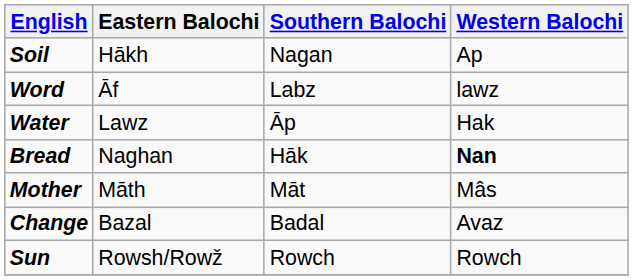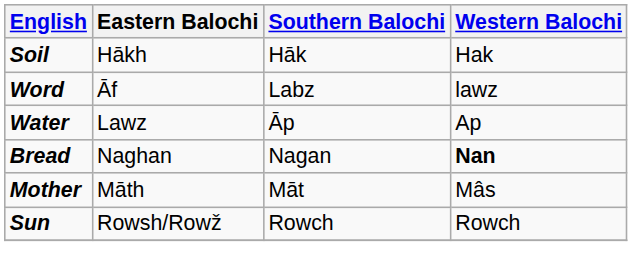(301, 55) Nagan -> (287, 55) Hāk
(470, 55) Ap -> (474, 55) Hak
(475, 122) Hak -> (468, 122) Ap
(289, 156) Hāk -> (300, 156) Nagan
- row: (49, 223)
